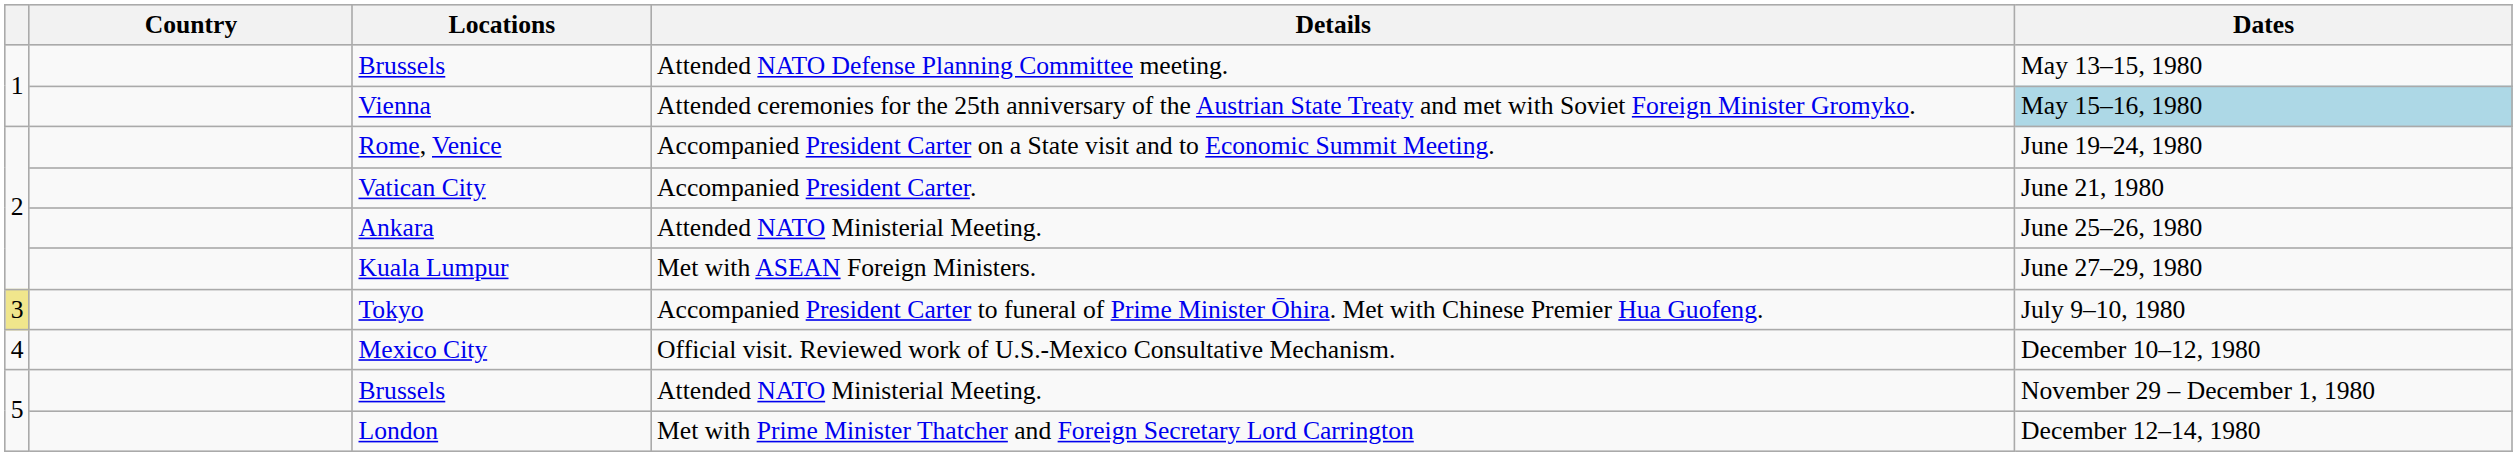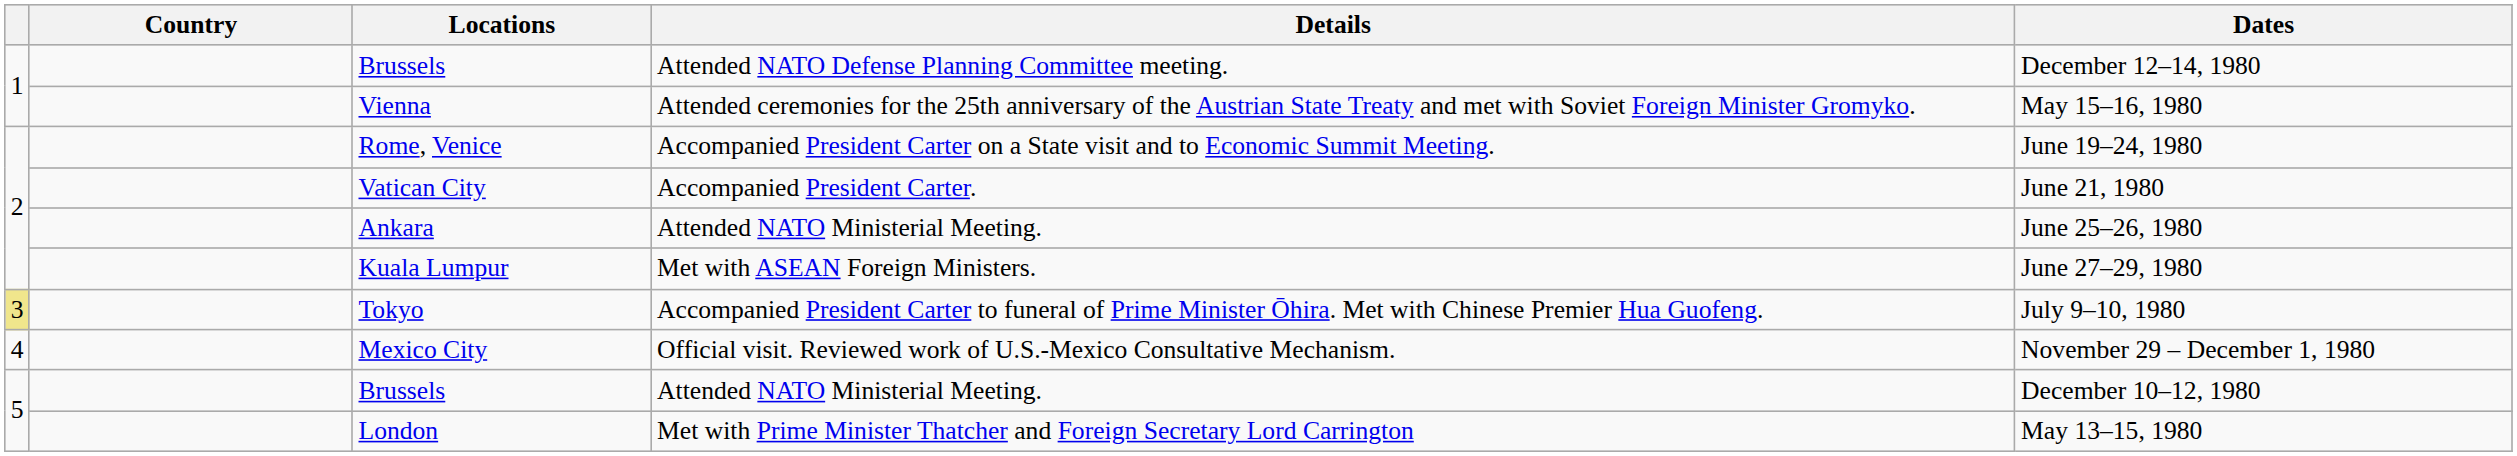(2112, 65) May 13–15, 1980 -> (2141, 65) December 12–14, 1980
(2112, 106) lightblue background -> (2112, 106) no background
(2141, 349) December 10–12, 1980 -> (2198, 349) November 29 – December 1, 1980
(2198, 390) November 29 – December 1, 1980 -> (2141, 390) December 10–12, 1980
(2141, 430) December 12–14, 1980 -> (2112, 430) May 13–15, 1980
